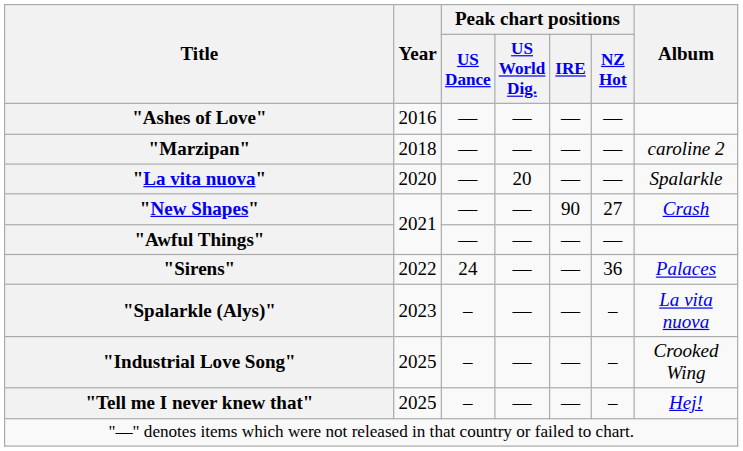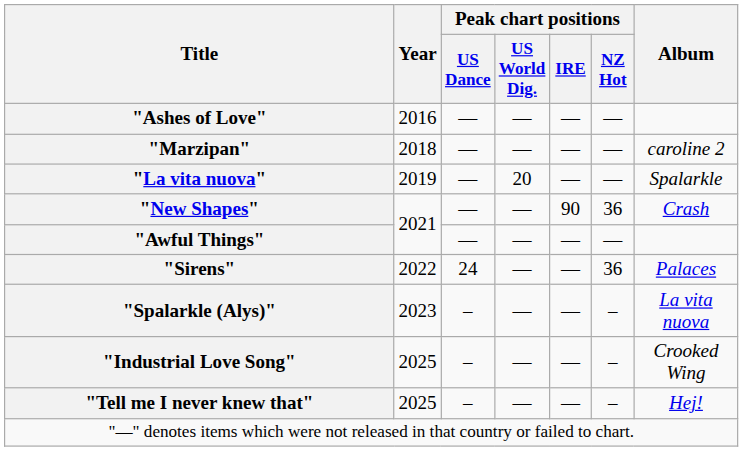(418, 178) 2020 -> (418, 178) 2019
(613, 209) 27 -> (613, 209) 36
